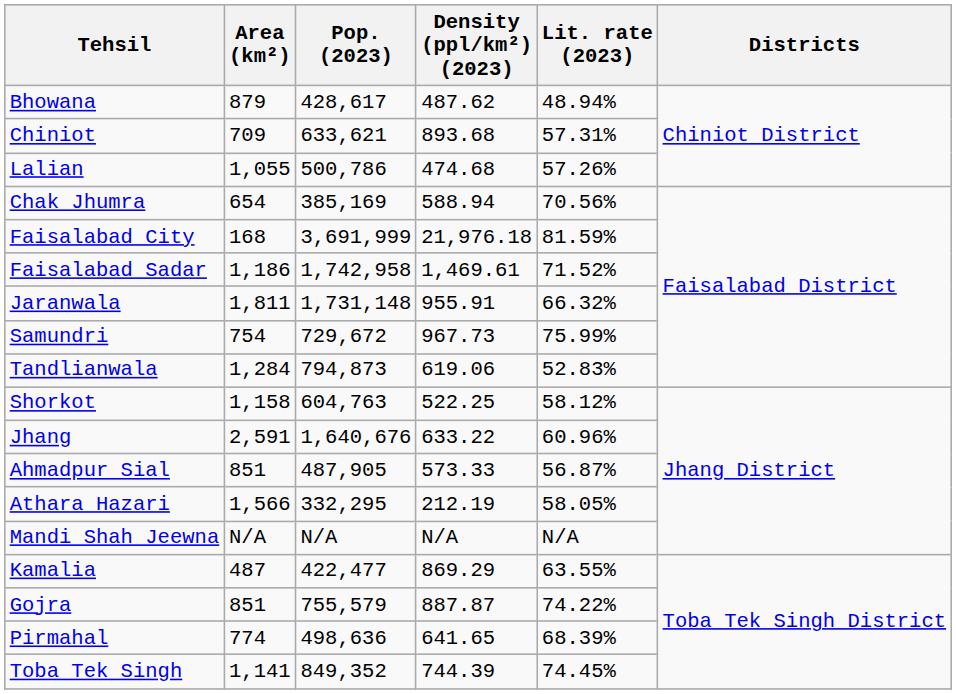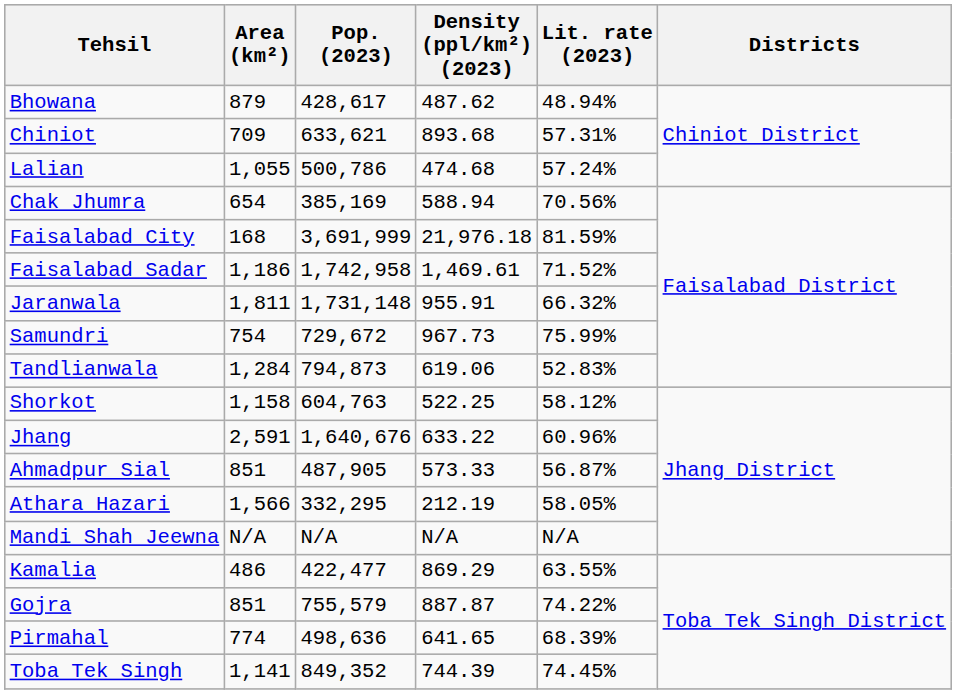(579, 169) 57.26% -> (579, 169) 57.24%
(247, 571) 487 -> (247, 571) 486
